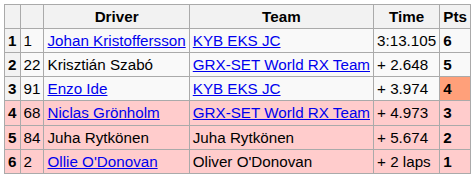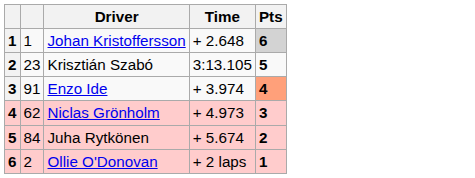- column: (281, 17)
(407, 41) 3:13.105 -> (218, 41) + 2.648
(447, 41) no background -> (263, 41) lightgrey background
(32, 65) 22 -> (32, 65) 23
(403, 65) + 2.648 -> (222, 65) 3:13.105
(32, 113) 68 -> (32, 113) 62
